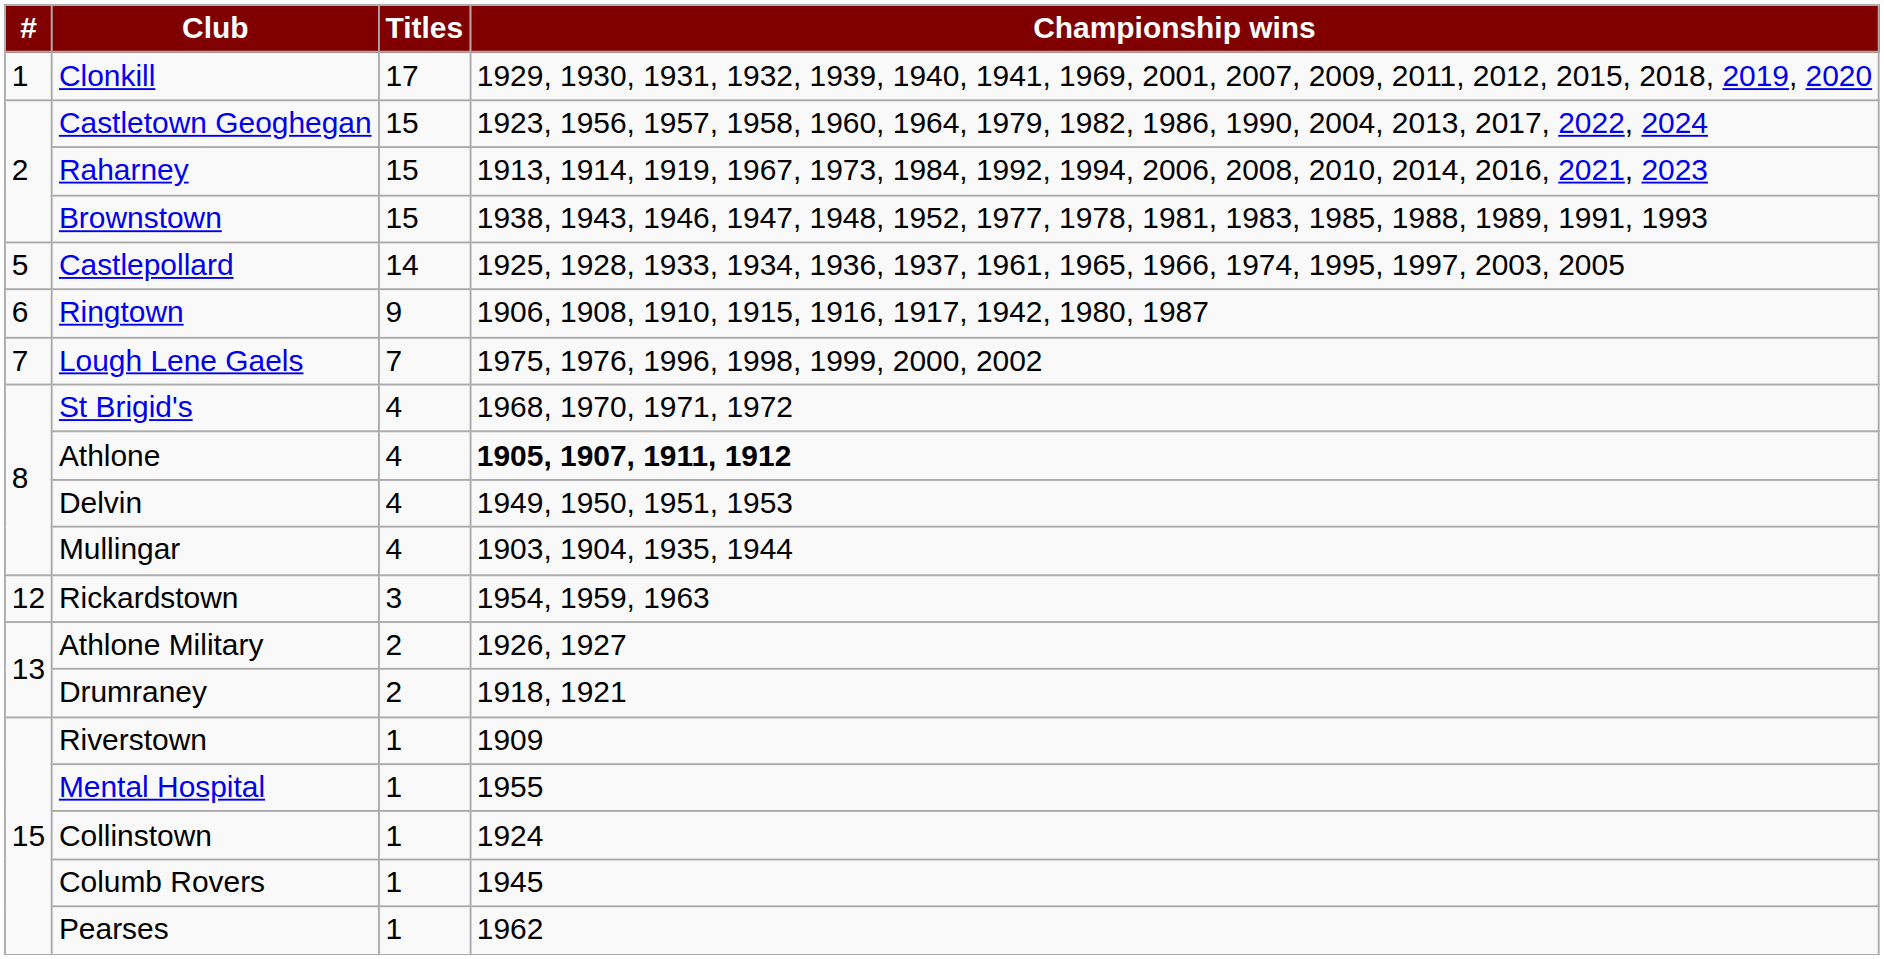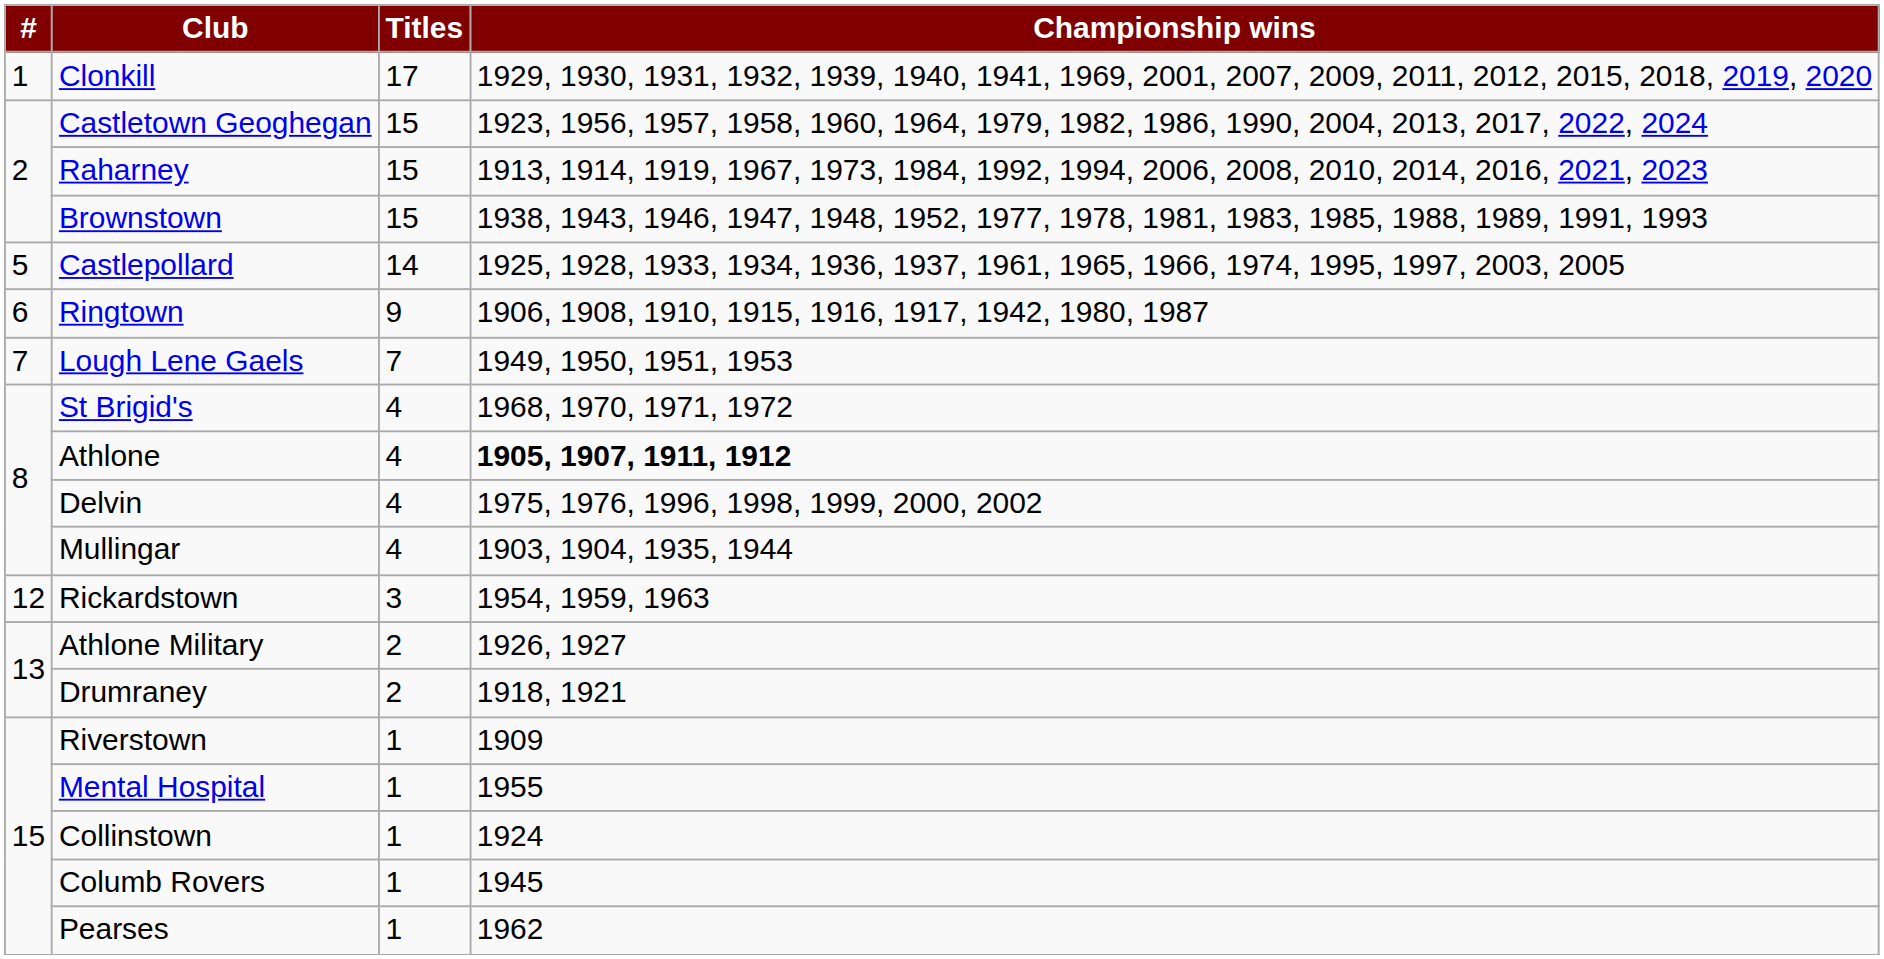(760, 360) 1975, 1976, 1996, 1998, 1999, 2000, 2002 -> (635, 360) 1949, 1950, 1951, 1953
(635, 502) 1949, 1950, 1951, 1953 -> (760, 502) 1975, 1976, 1996, 1998, 1999, 2000, 2002
